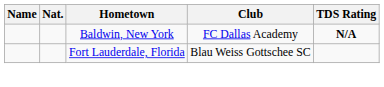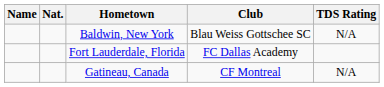(250, 34) FC Dallas Academy -> (250, 34) Blau Weiss Gottschee SC
(346, 34) bold -> (346, 34) normal
(250, 53) Blau Weiss Gottschee SC -> (250, 53) FC Dallas Academy
+ row: (127, 73)
